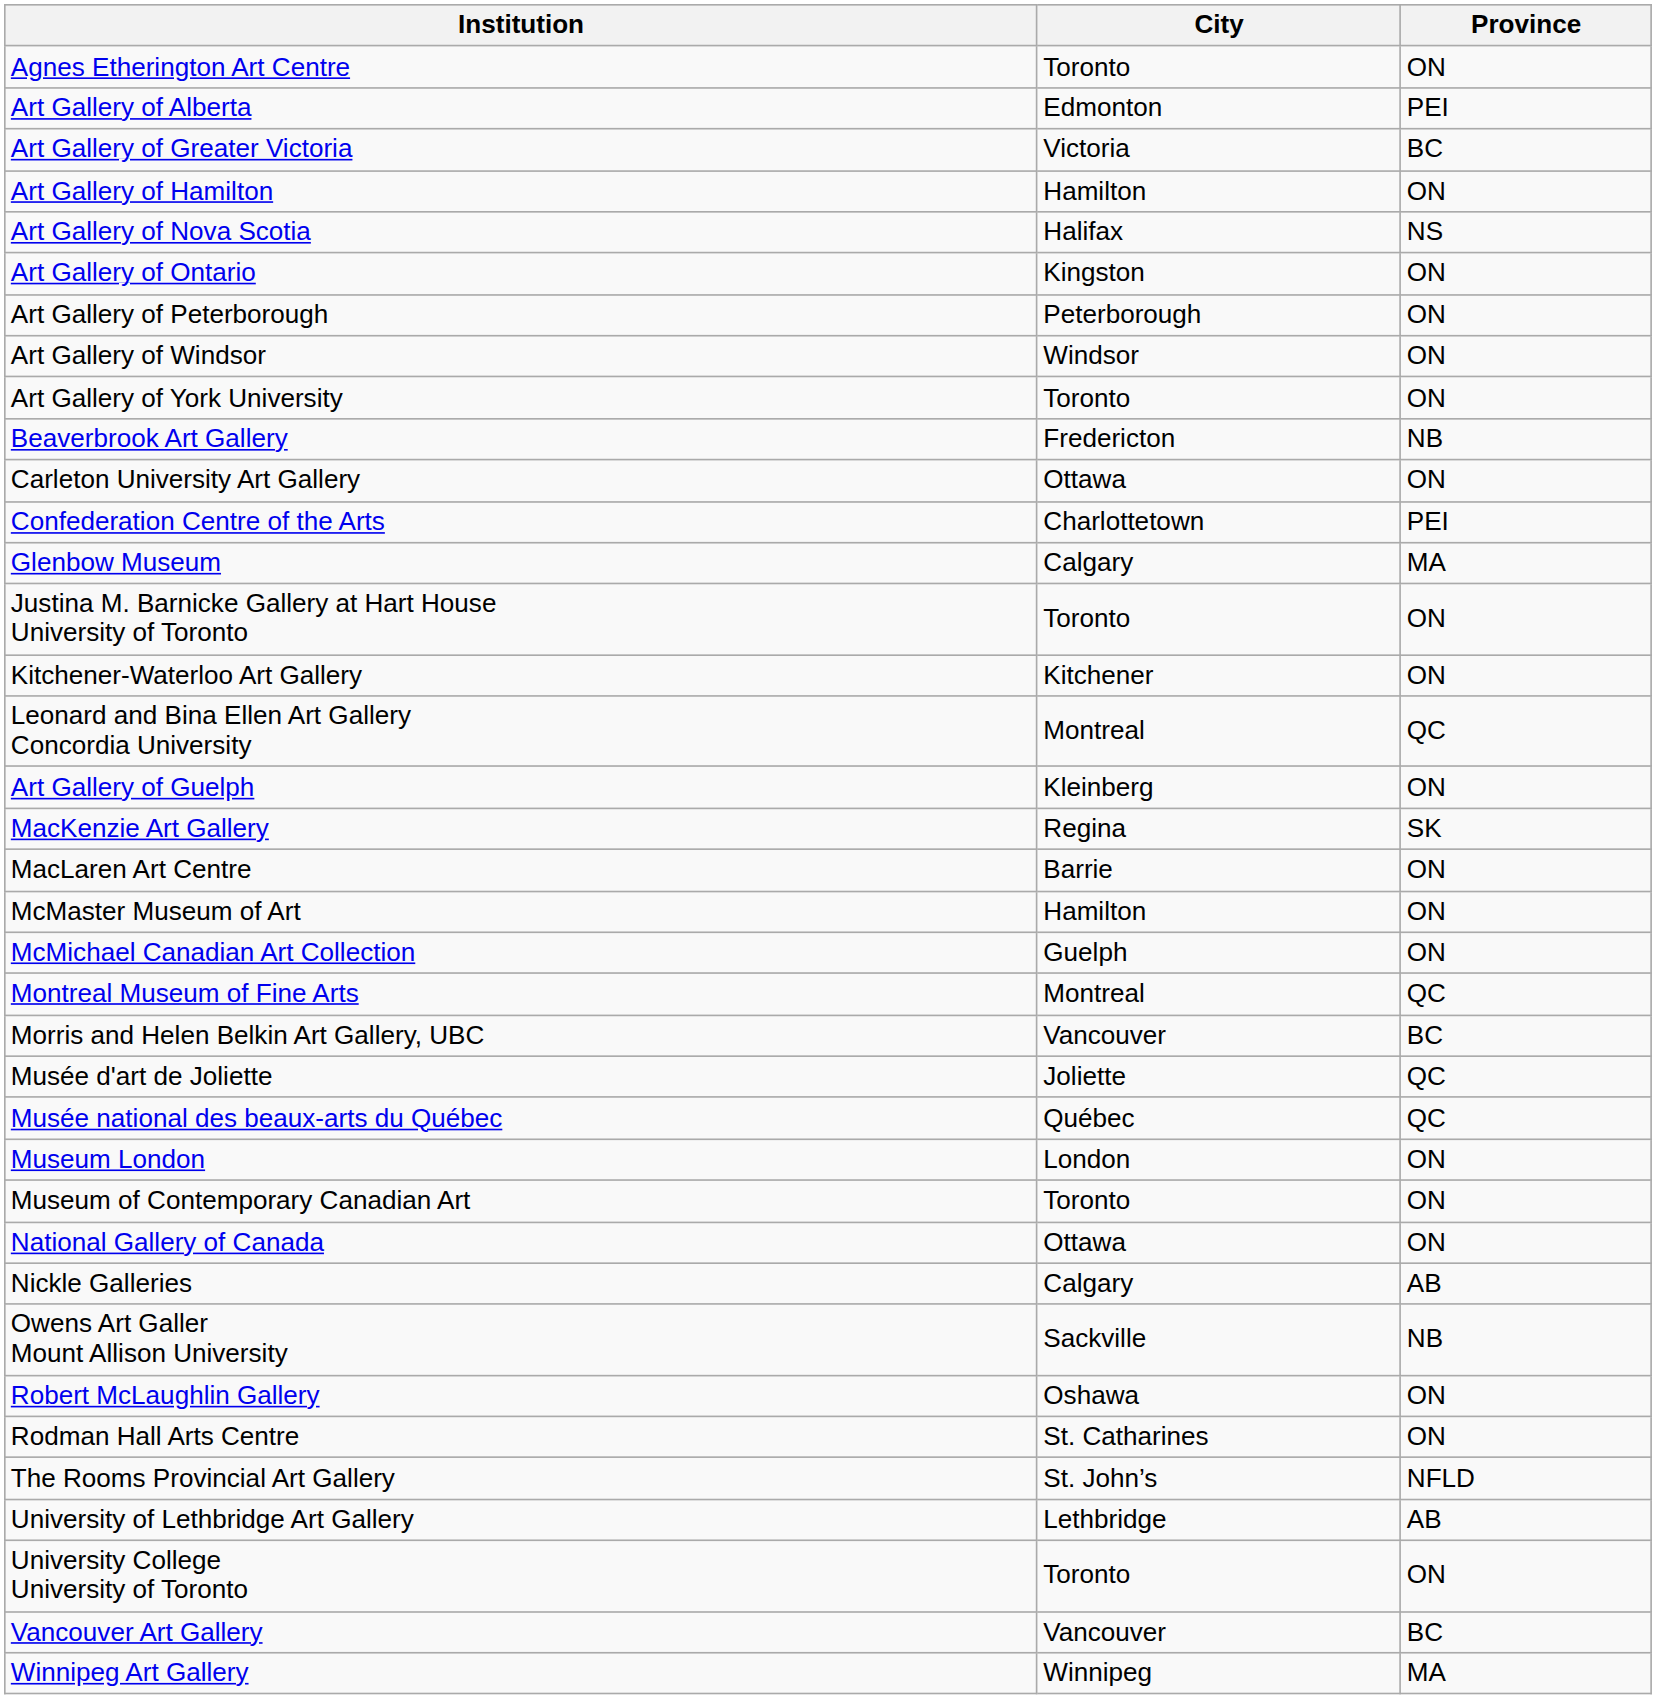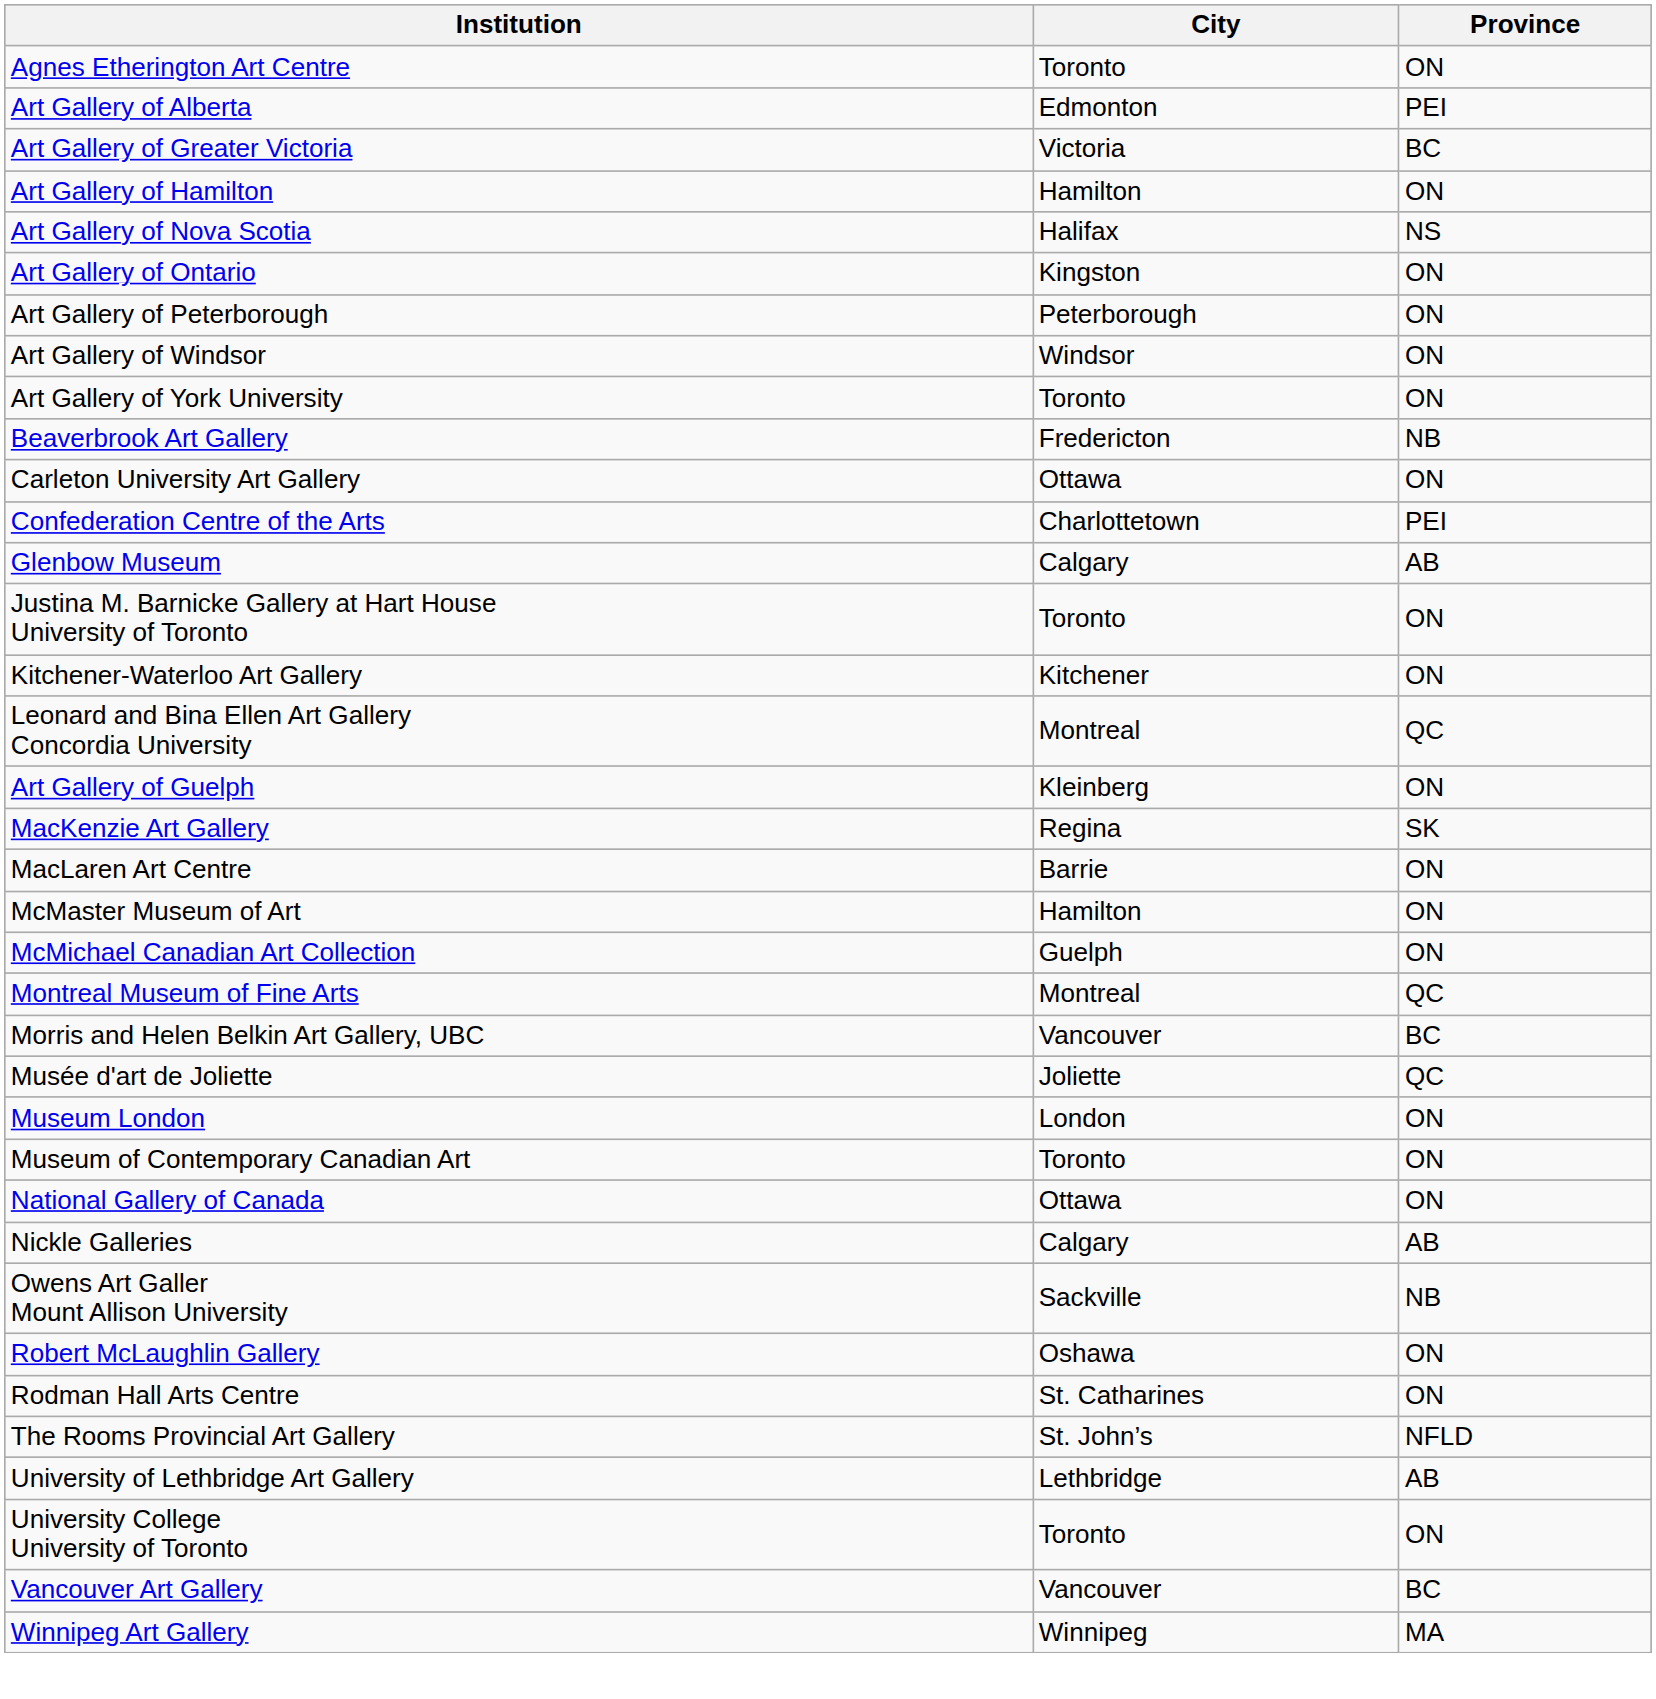(1426, 562) MA -> (1422, 562) AB
- row: (257, 1117)
